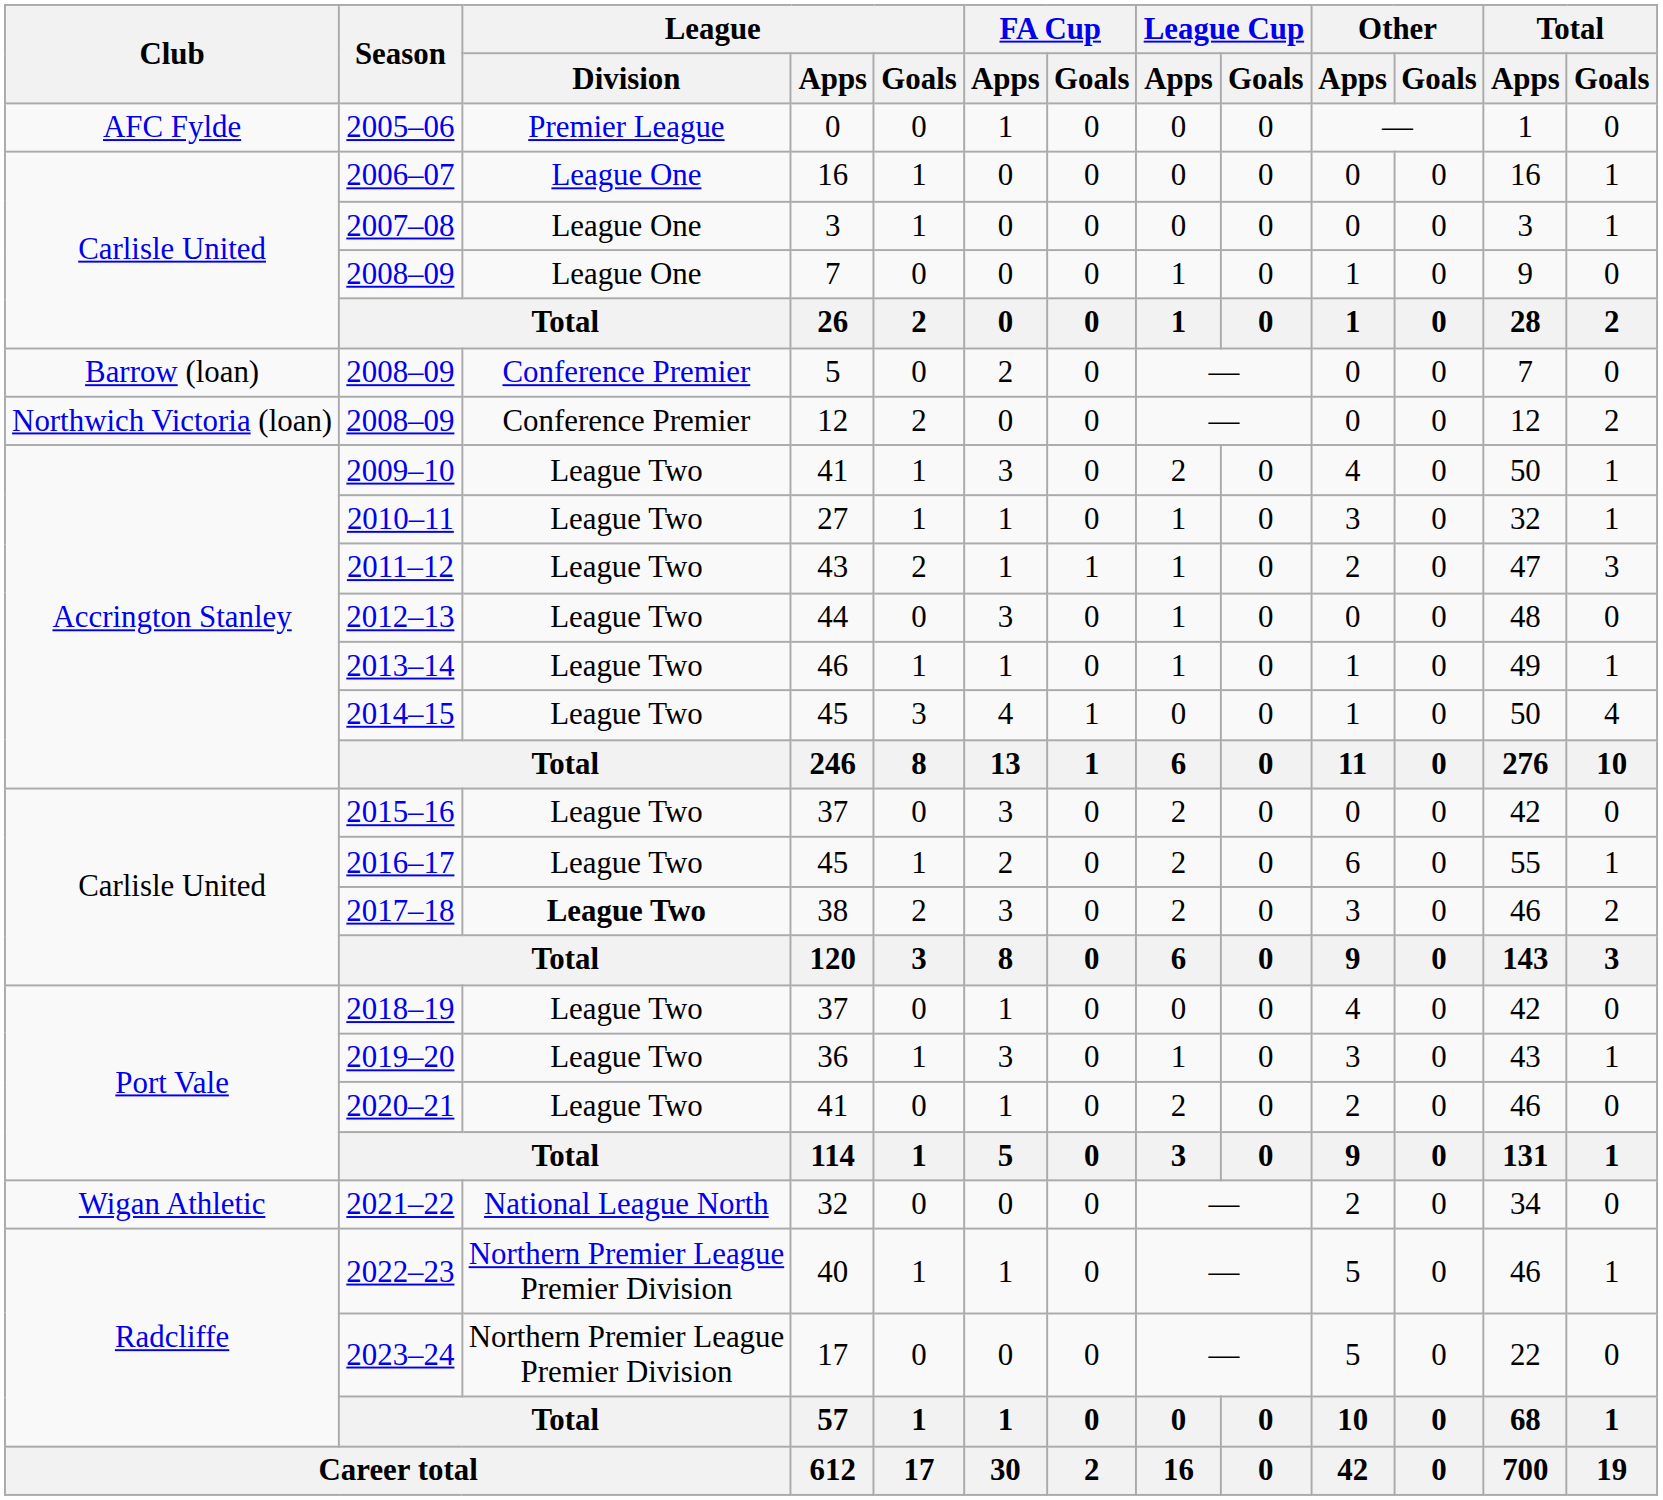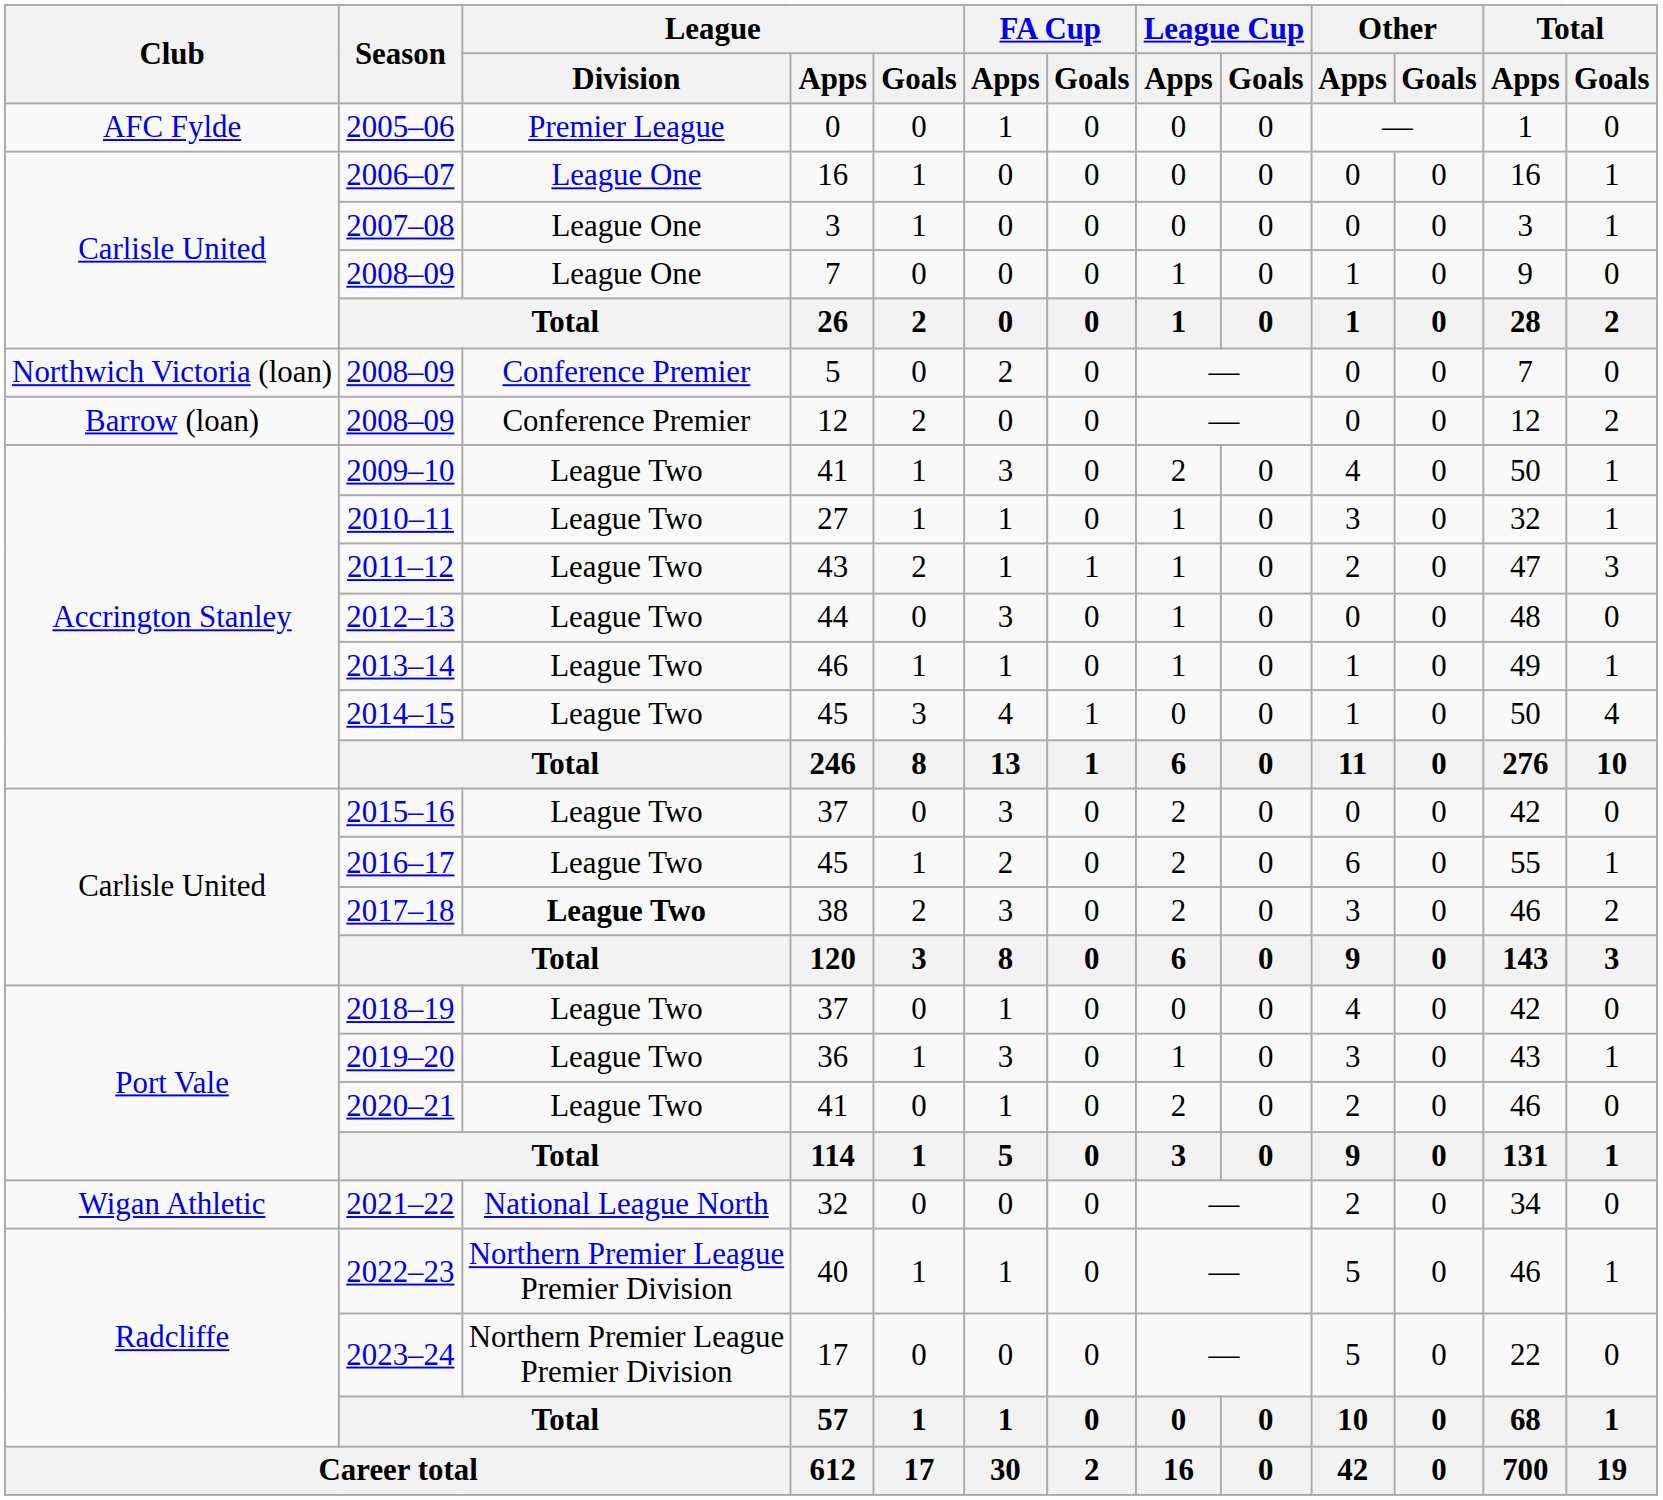(172, 371) Barrow (loan) -> (172, 371) Northwich Victoria (loan)
(172, 420) Northwich Victoria (loan) -> (172, 420) Barrow (loan)
